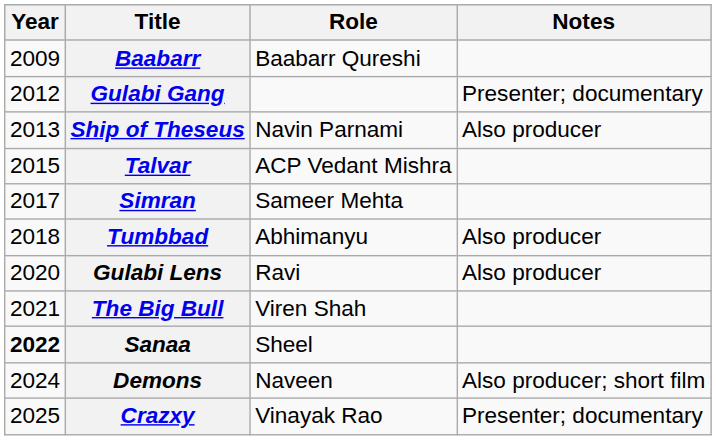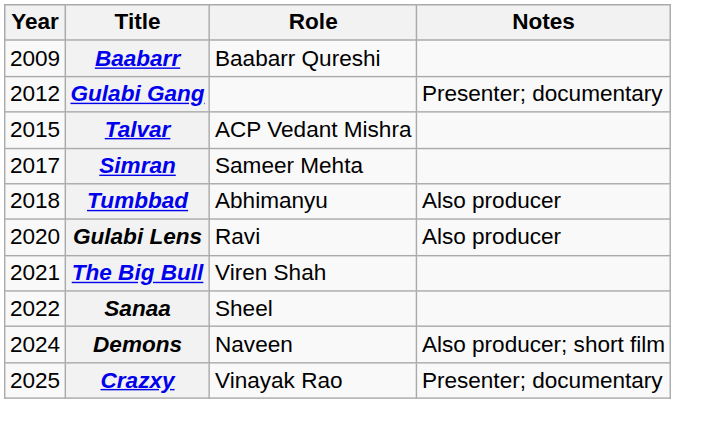- row: (158, 129)
(35, 344) bold -> (35, 308) normal
